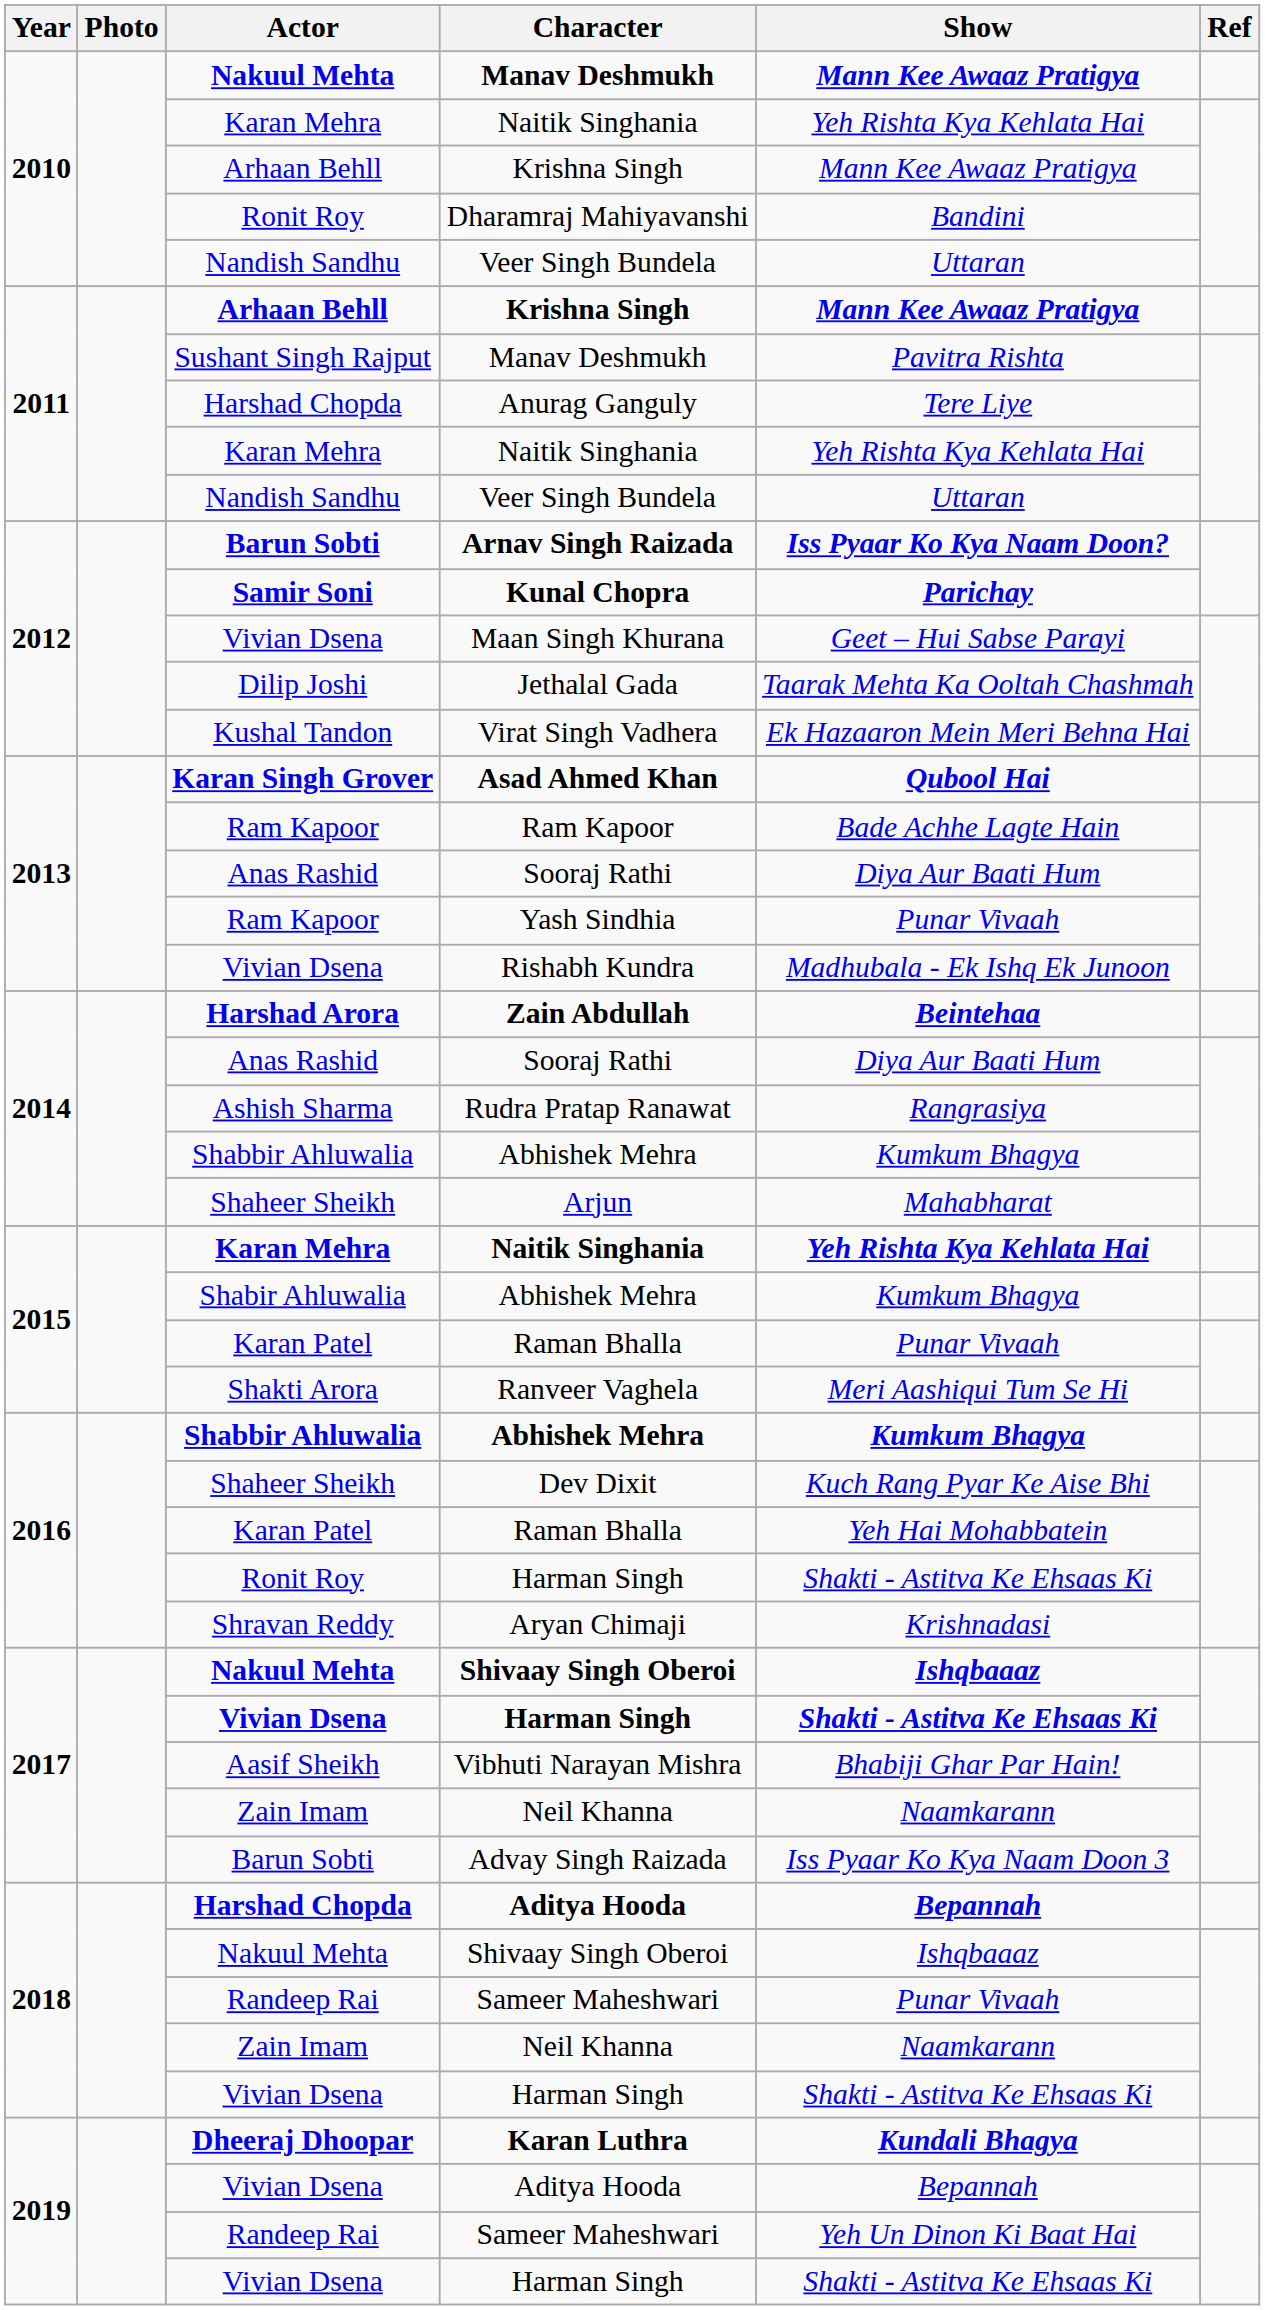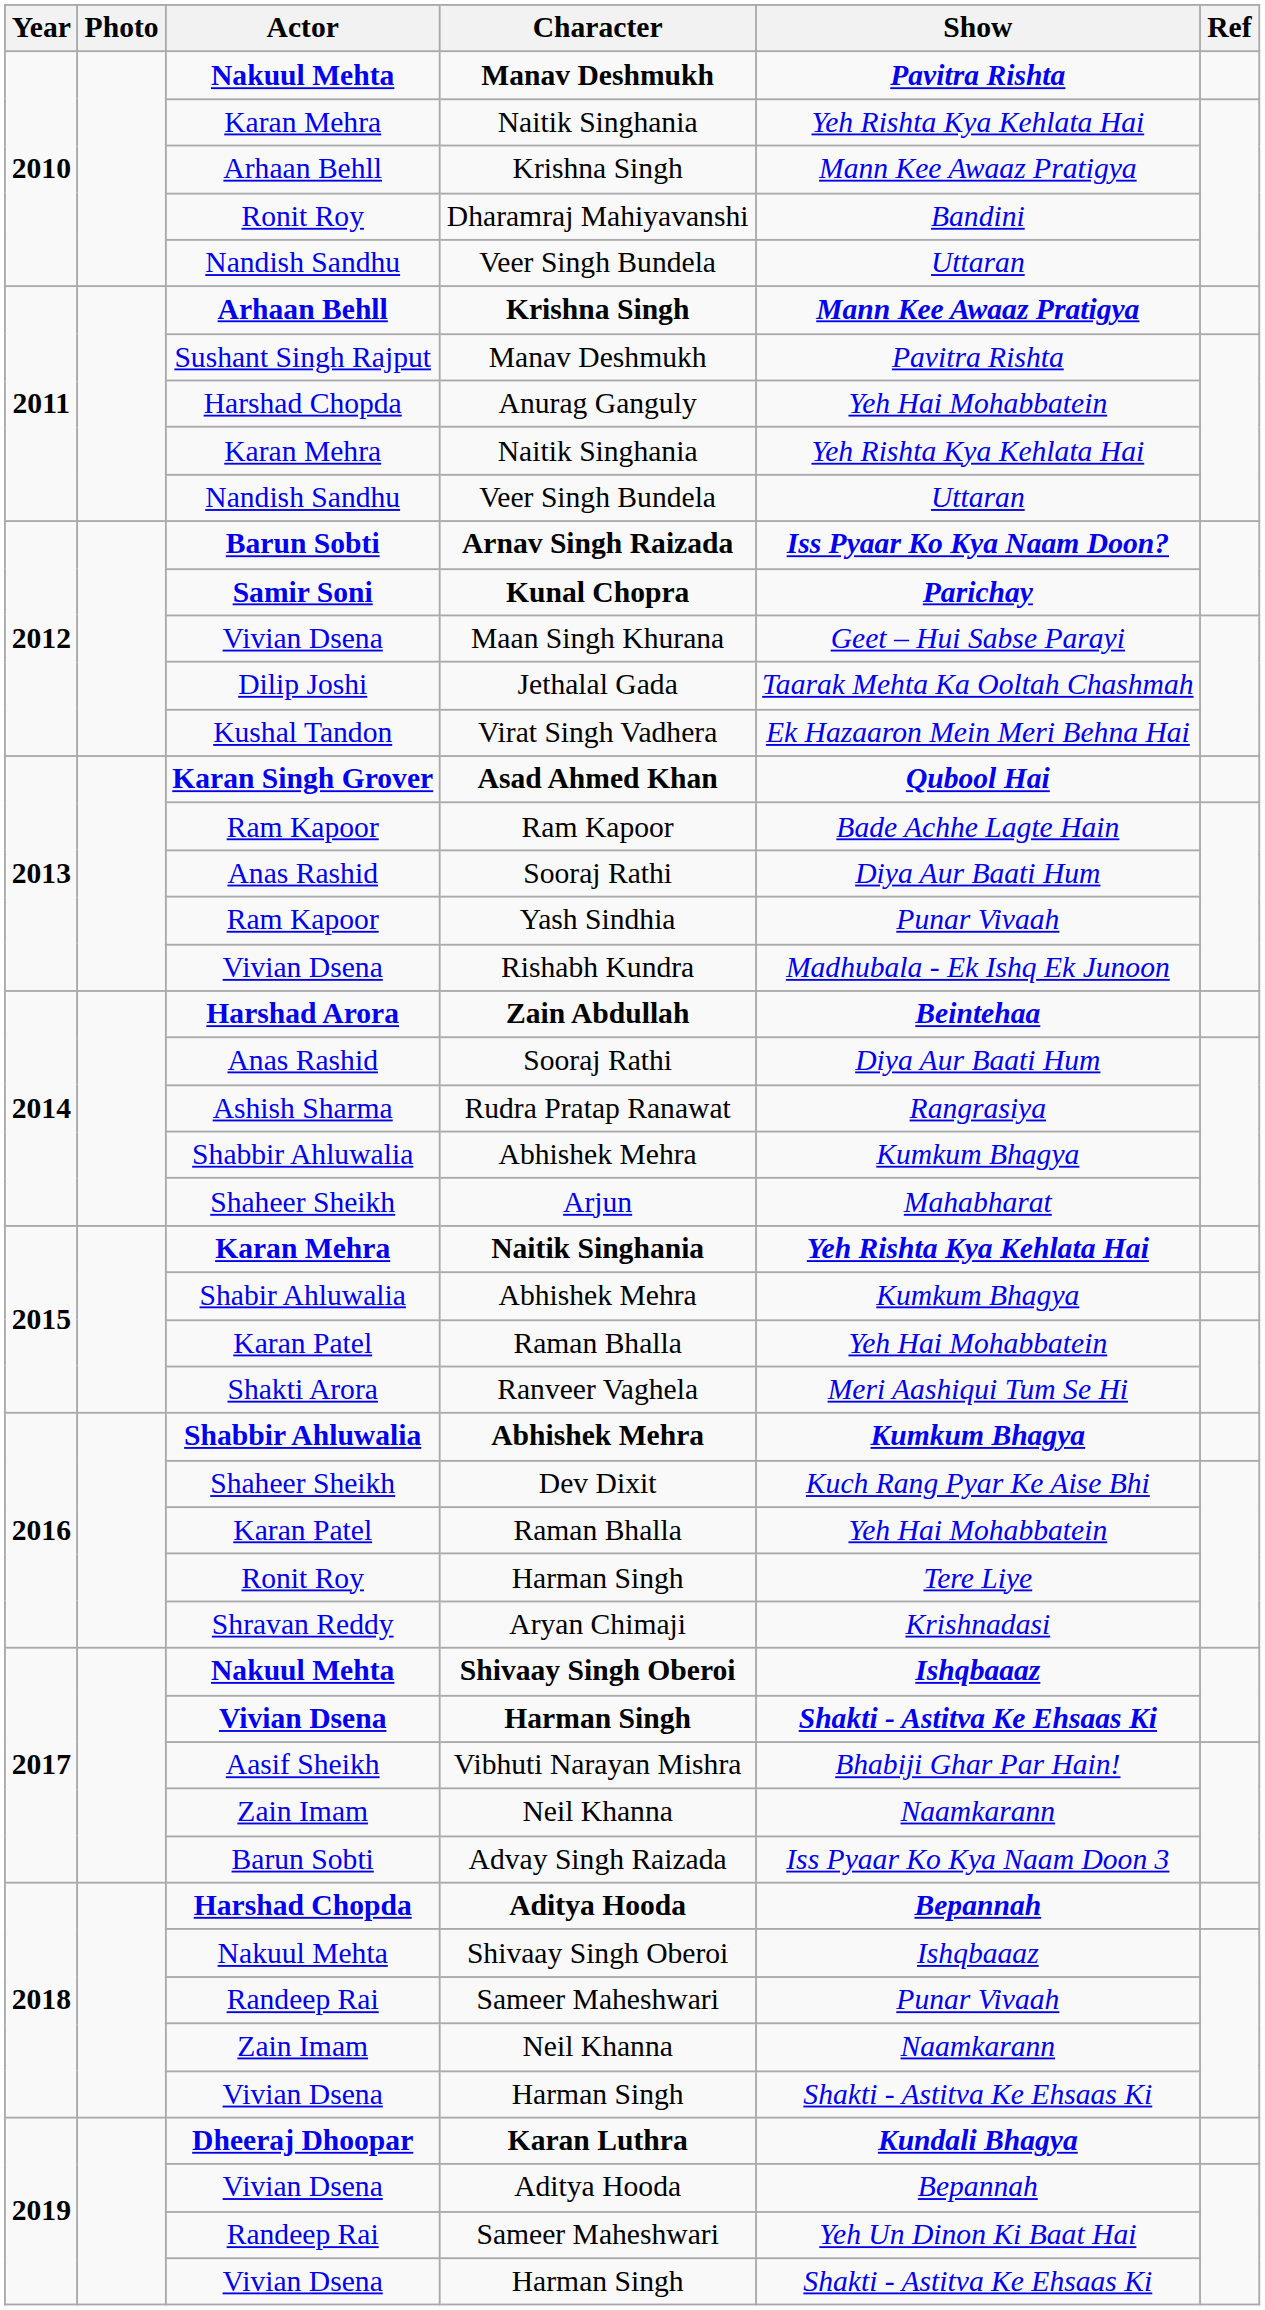(978, 74) Mann Kee Awaaz Pratigya -> (978, 74) Pavitra Rishta
(978, 403) Tere Liye -> (978, 403) Yeh Hai Mohabbatein
(978, 1342) Punar Vivaah -> (978, 1342) Yeh Hai Mohabbatein
(978, 1577) Shakti - Astitva Ke Ehsaas Ki -> (978, 1577) Tere Liye
